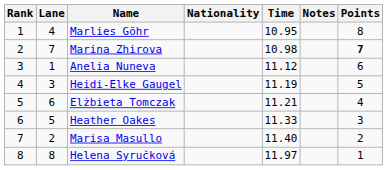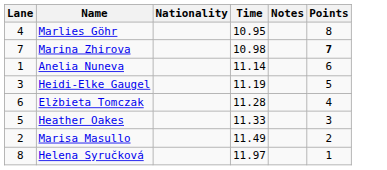- column: (20, 13)
(281, 67) 11.12 -> (249, 67) 11.14
(281, 102) 11.21 -> (249, 102) 11.28
(281, 138) 11.40 -> (249, 138) 11.49
